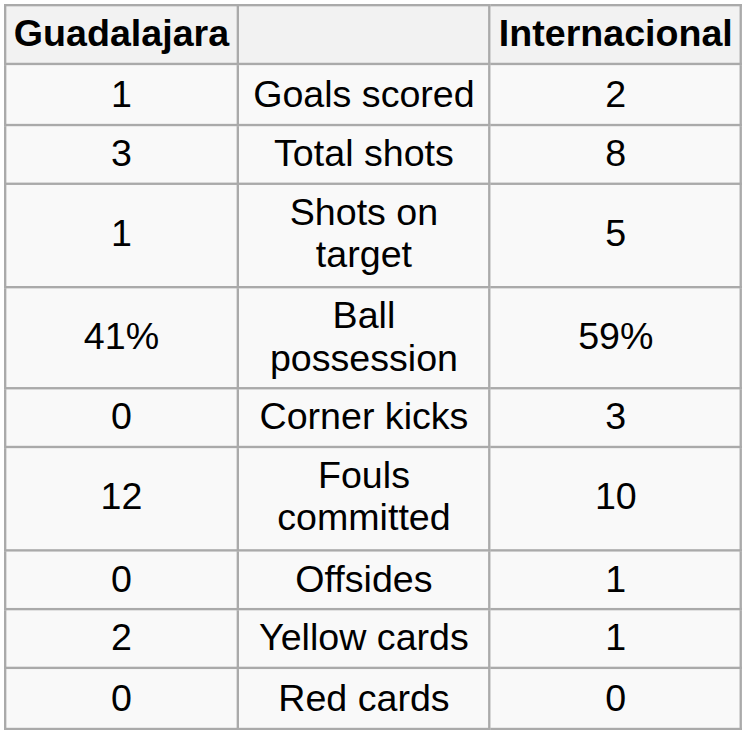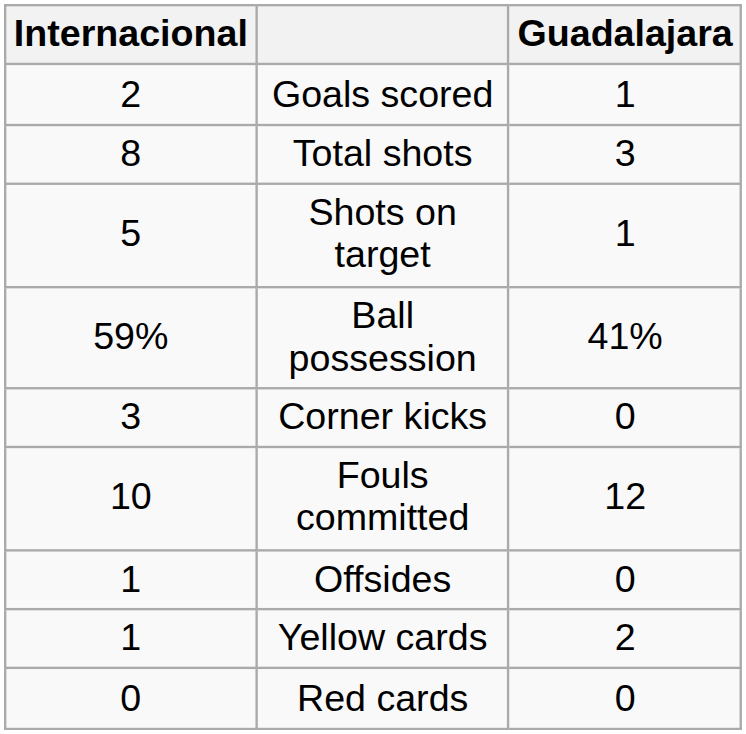columns swapped: (121, 34) <-> (616, 34)
